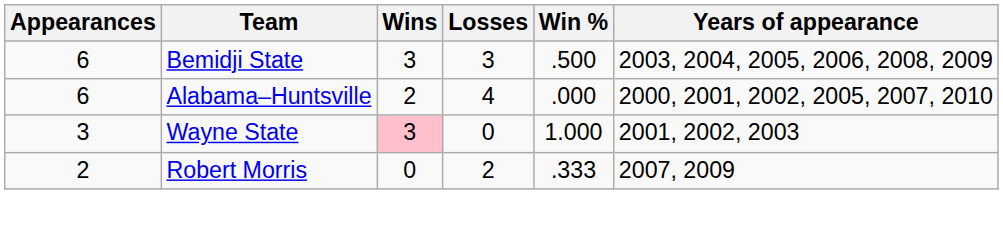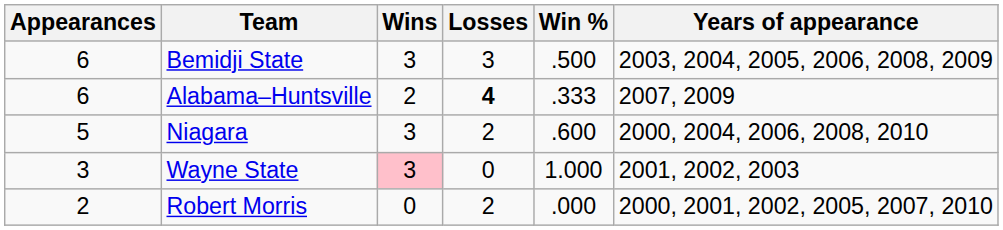(488, 96) normal -> (488, 96) bold
(573, 96) .000 -> (573, 96) .333
(806, 96) 2000, 2001, 2002, 2005, 2007, 2010 -> (677, 96) 2007, 2009
+ row: (207, 133)
(573, 170) .333 -> (573, 206) .000
(677, 170) 2007, 2009 -> (806, 206) 2000, 2001, 2002, 2005, 2007, 2010
